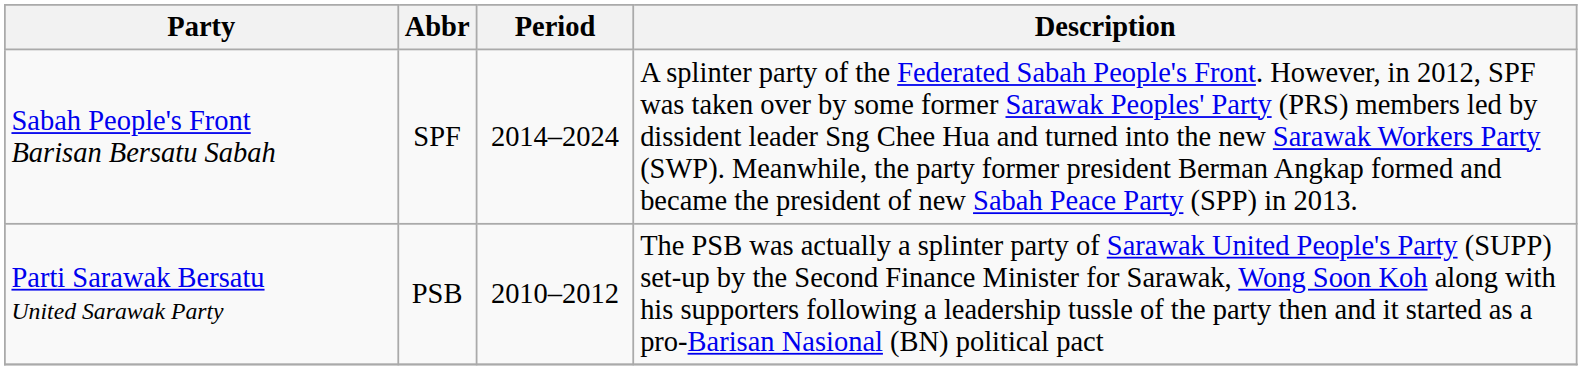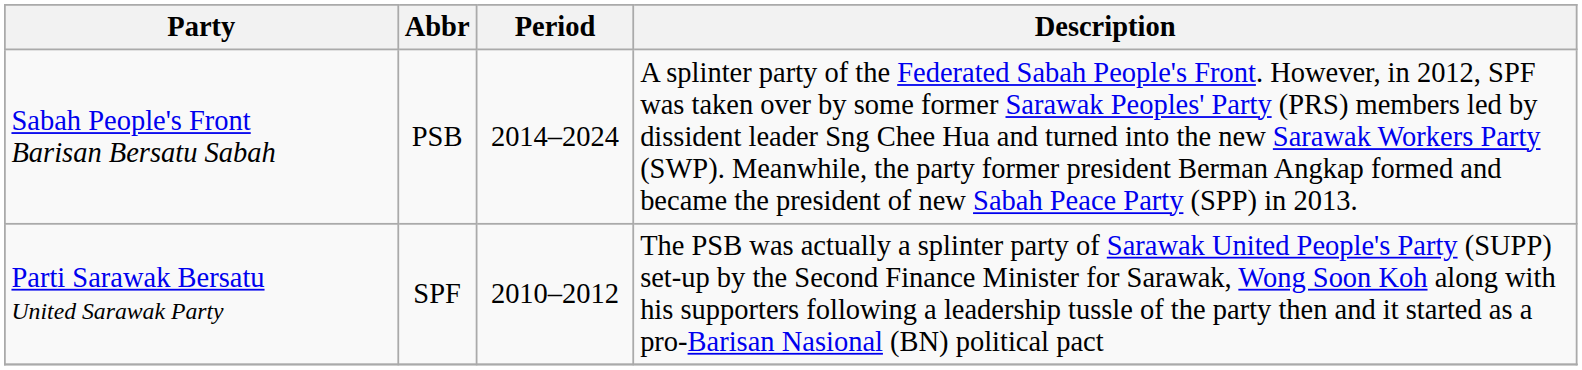(437, 136) SPF -> (437, 136) PSB
(437, 293) PSB -> (437, 293) SPF
